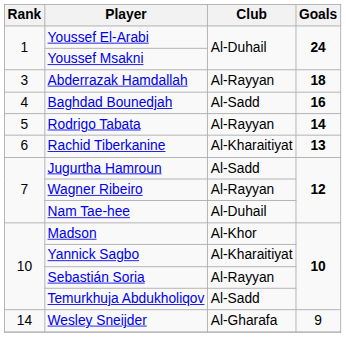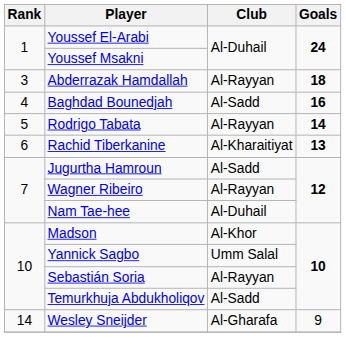(252, 255) Al-Kharaitiyat -> (244, 255) Umm Salal
